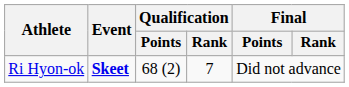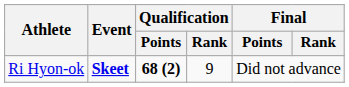(161, 69) normal -> (161, 69) bold
(210, 69) 7 -> (210, 69) 9
